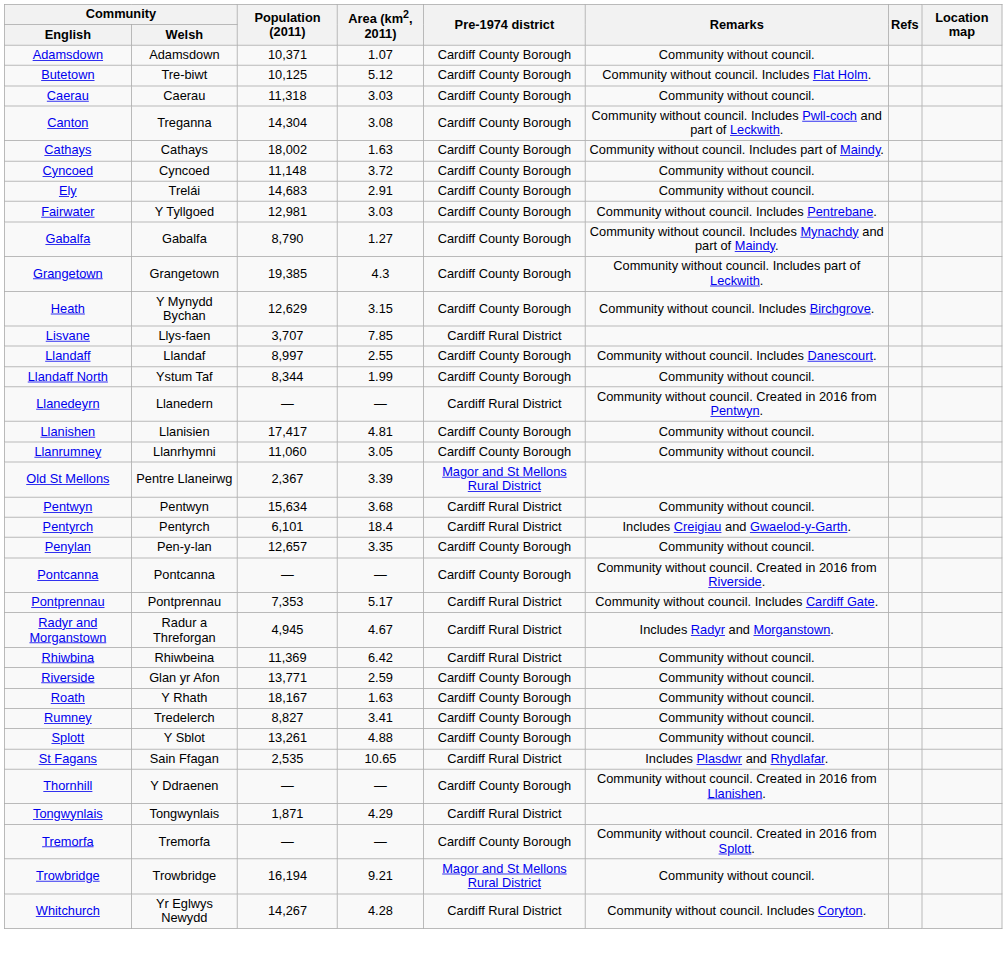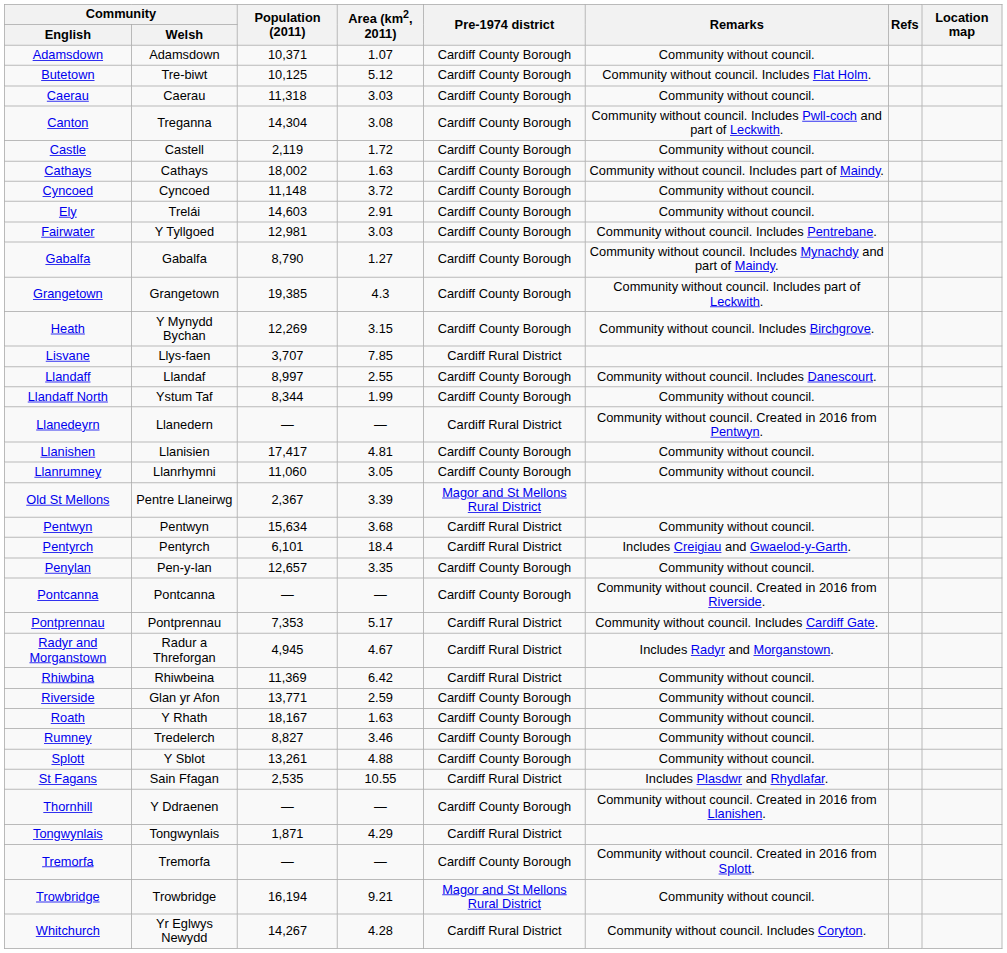+ row: (68, 150)
(287, 191) 14,683 -> (287, 211) 14,603
(287, 308) 12,629 -> (287, 328) 12,269
(380, 718) 3.41 -> (380, 738) 3.46
(380, 759) 10.65 -> (380, 779) 10.55
